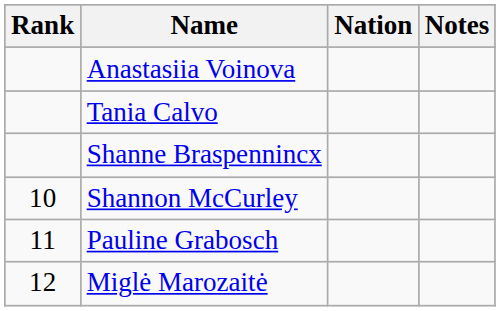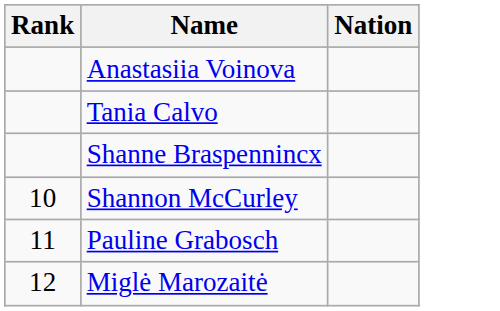- column: (457, 25)
